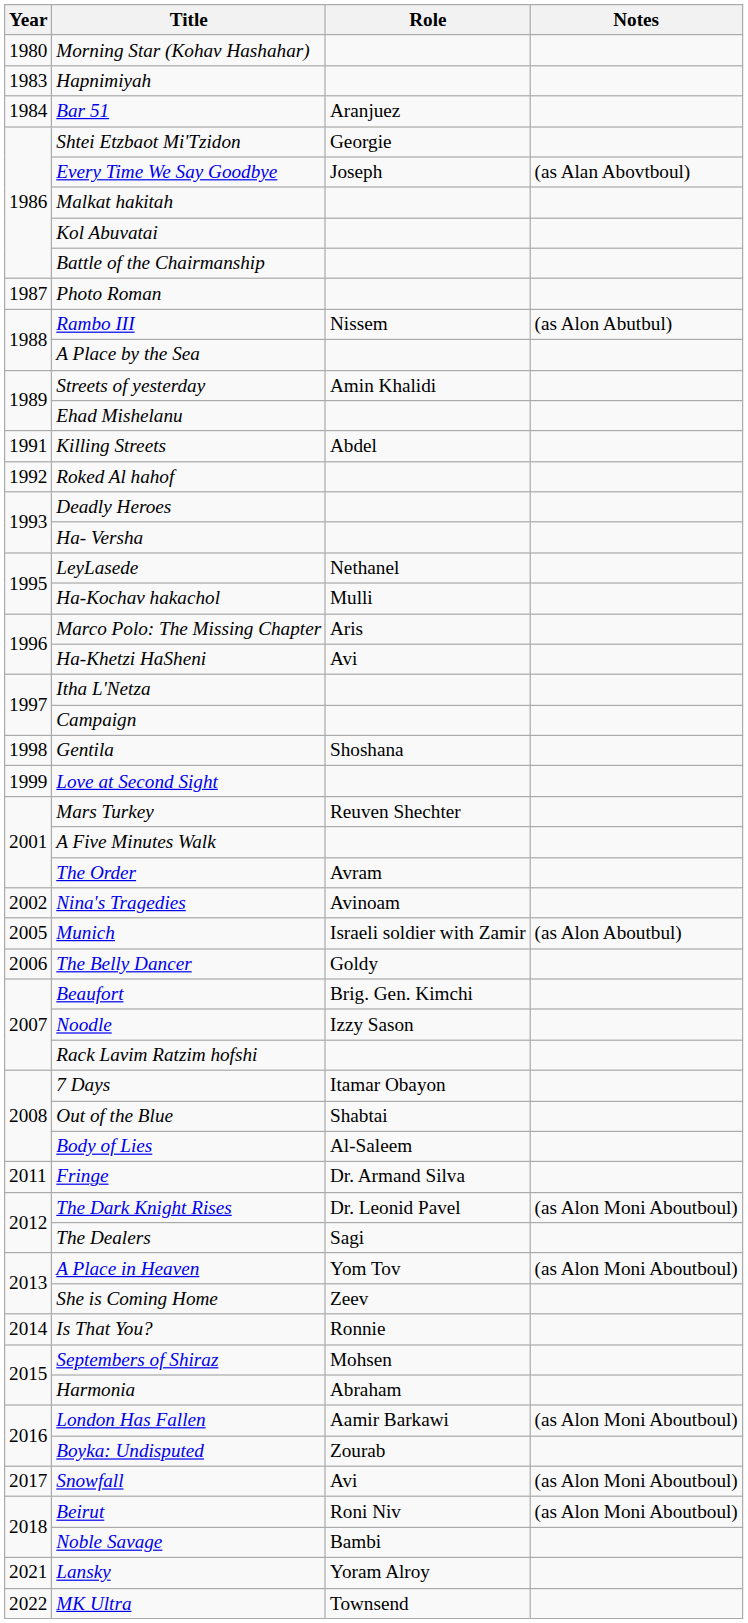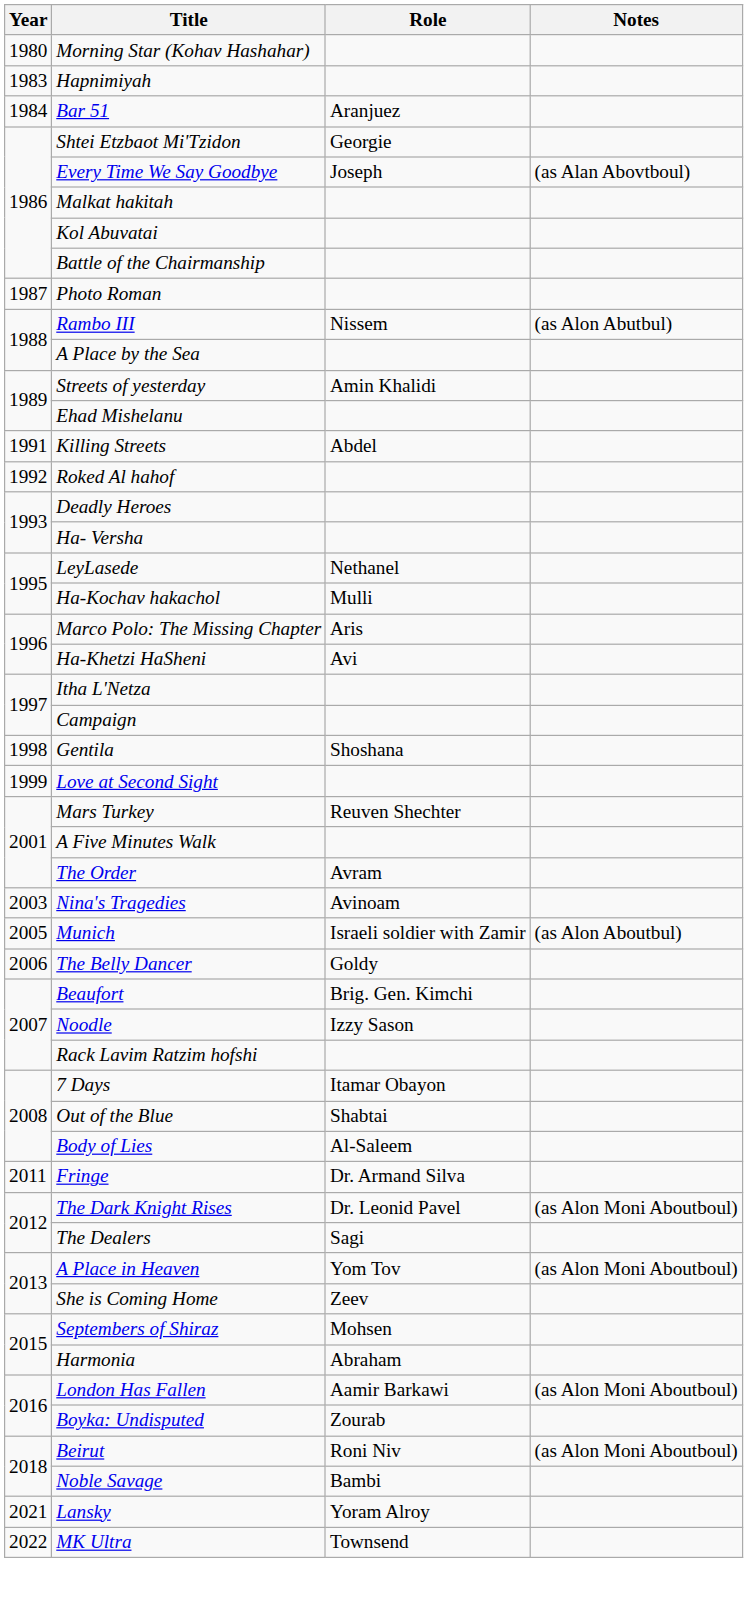(28, 902) 2002 -> (28, 902) 2003
- row: (104, 1329)
- row: (90, 1481)
